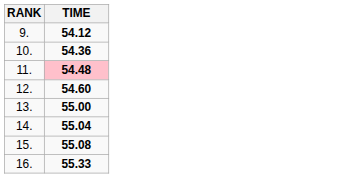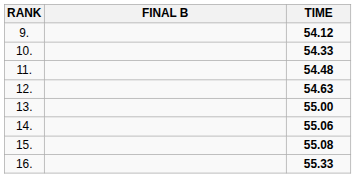+ column: (165, 13)
(76, 51) 54.36 -> (319, 51) 54.33
(76, 70) pink background -> (319, 70) no background
(76, 88) 54.60 -> (319, 88) 54.63
(76, 126) 55.04 -> (319, 126) 55.06
